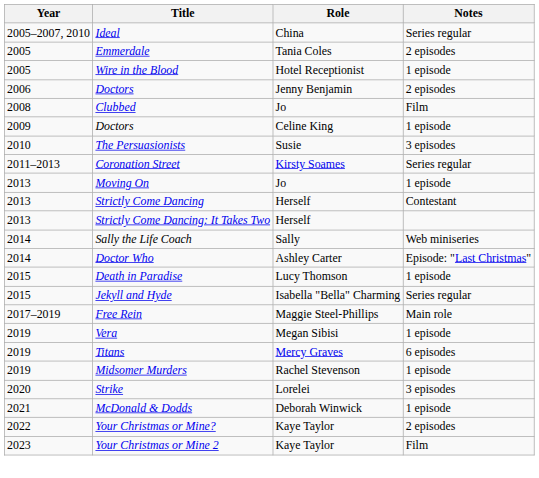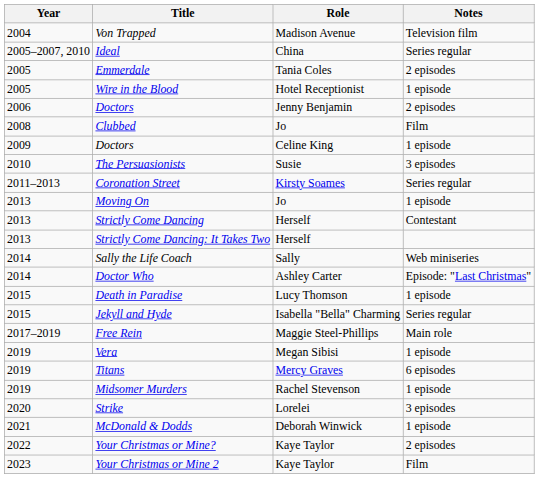+ row: (126, 32)
